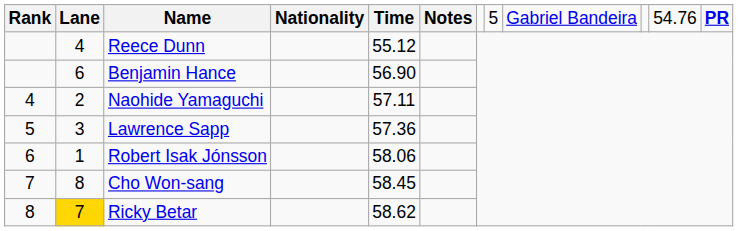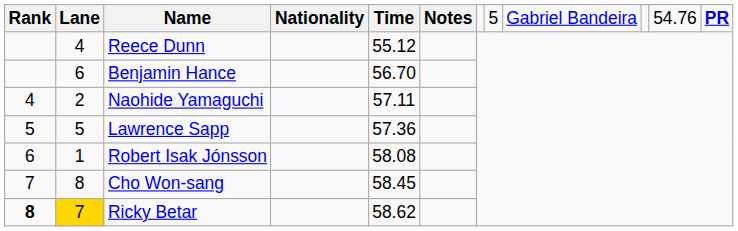(394, 73) 56.90 -> (394, 73) 56.70
(80, 128) 3 -> (80, 128) 5
(394, 156) 58.06 -> (394, 156) 58.08
(30, 211) normal -> (30, 211) bold
